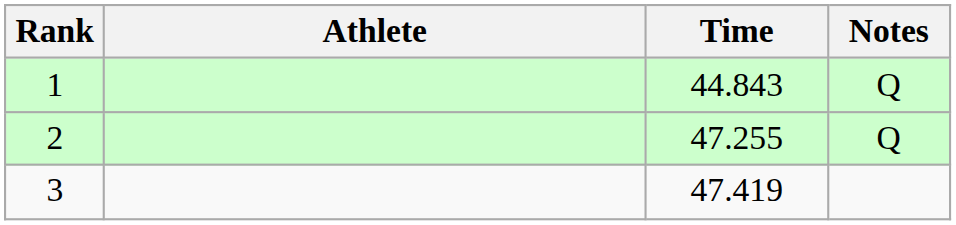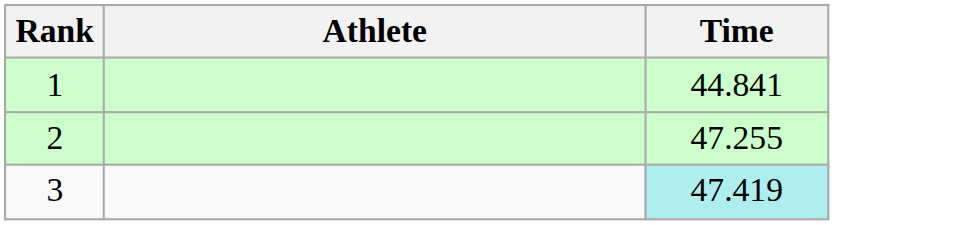- column: (889, 31)
(737, 84) 44.843 -> (737, 84) 44.841
(737, 191) no background -> (737, 191) paleturquoise background
